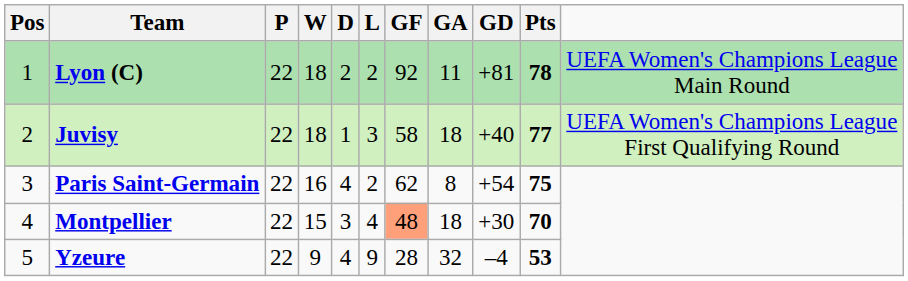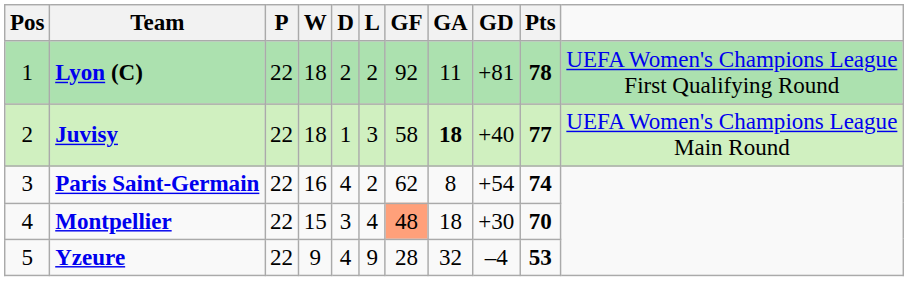(732, 72) UEFA Women's Champions League Main Round -> (732, 72) UEFA Women's Champions League First Qualifying Round
(450, 134) normal -> (450, 134) bold
(732, 134) UEFA Women's Champions League First Qualifying Round -> (732, 134) UEFA Women's Champions League Main Round
(540, 184) 75 -> (540, 184) 74
